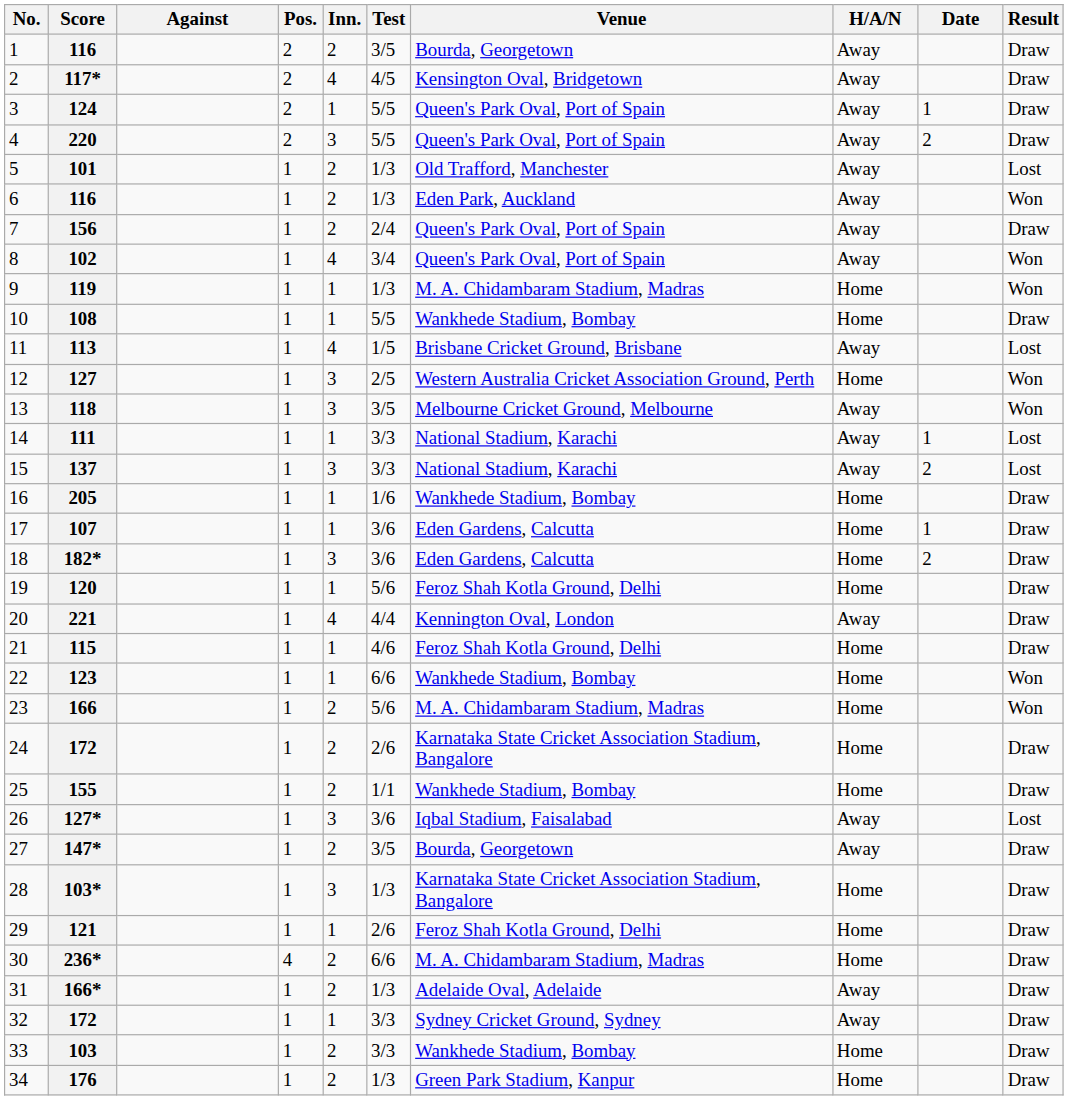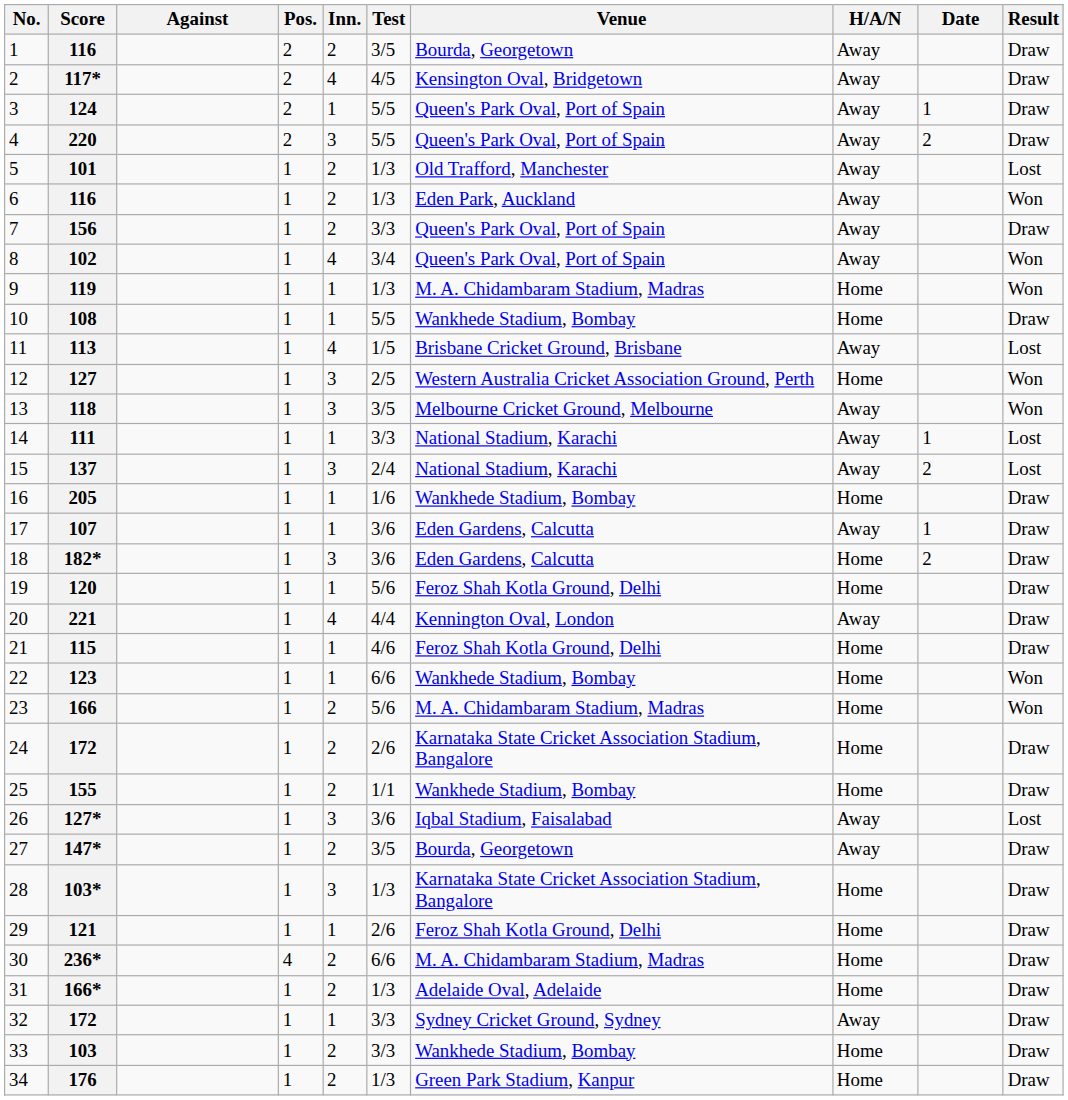(383, 229) 2/4 -> (383, 229) 3/3
(383, 468) 3/3 -> (383, 468) 2/4
(860, 528) Home -> (859, 528) Away
(859, 990) Away -> (860, 990) Home
